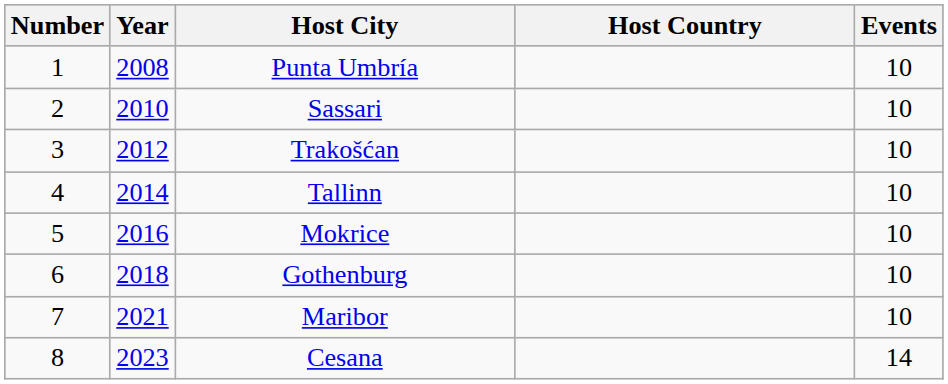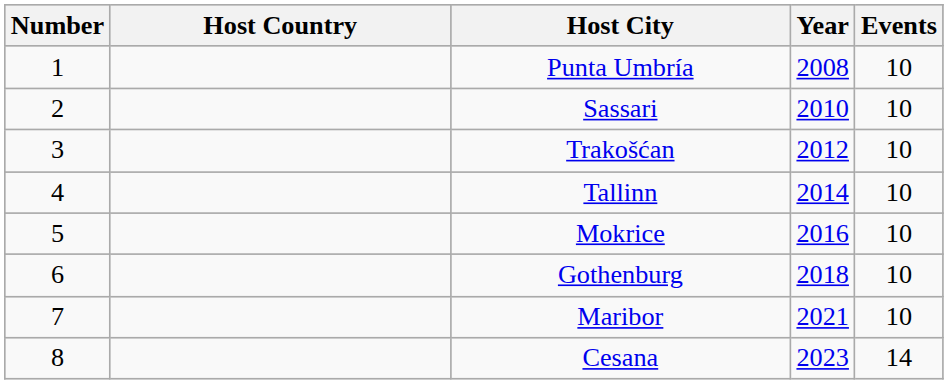columns swapped: (142, 25) <-> (685, 25)
